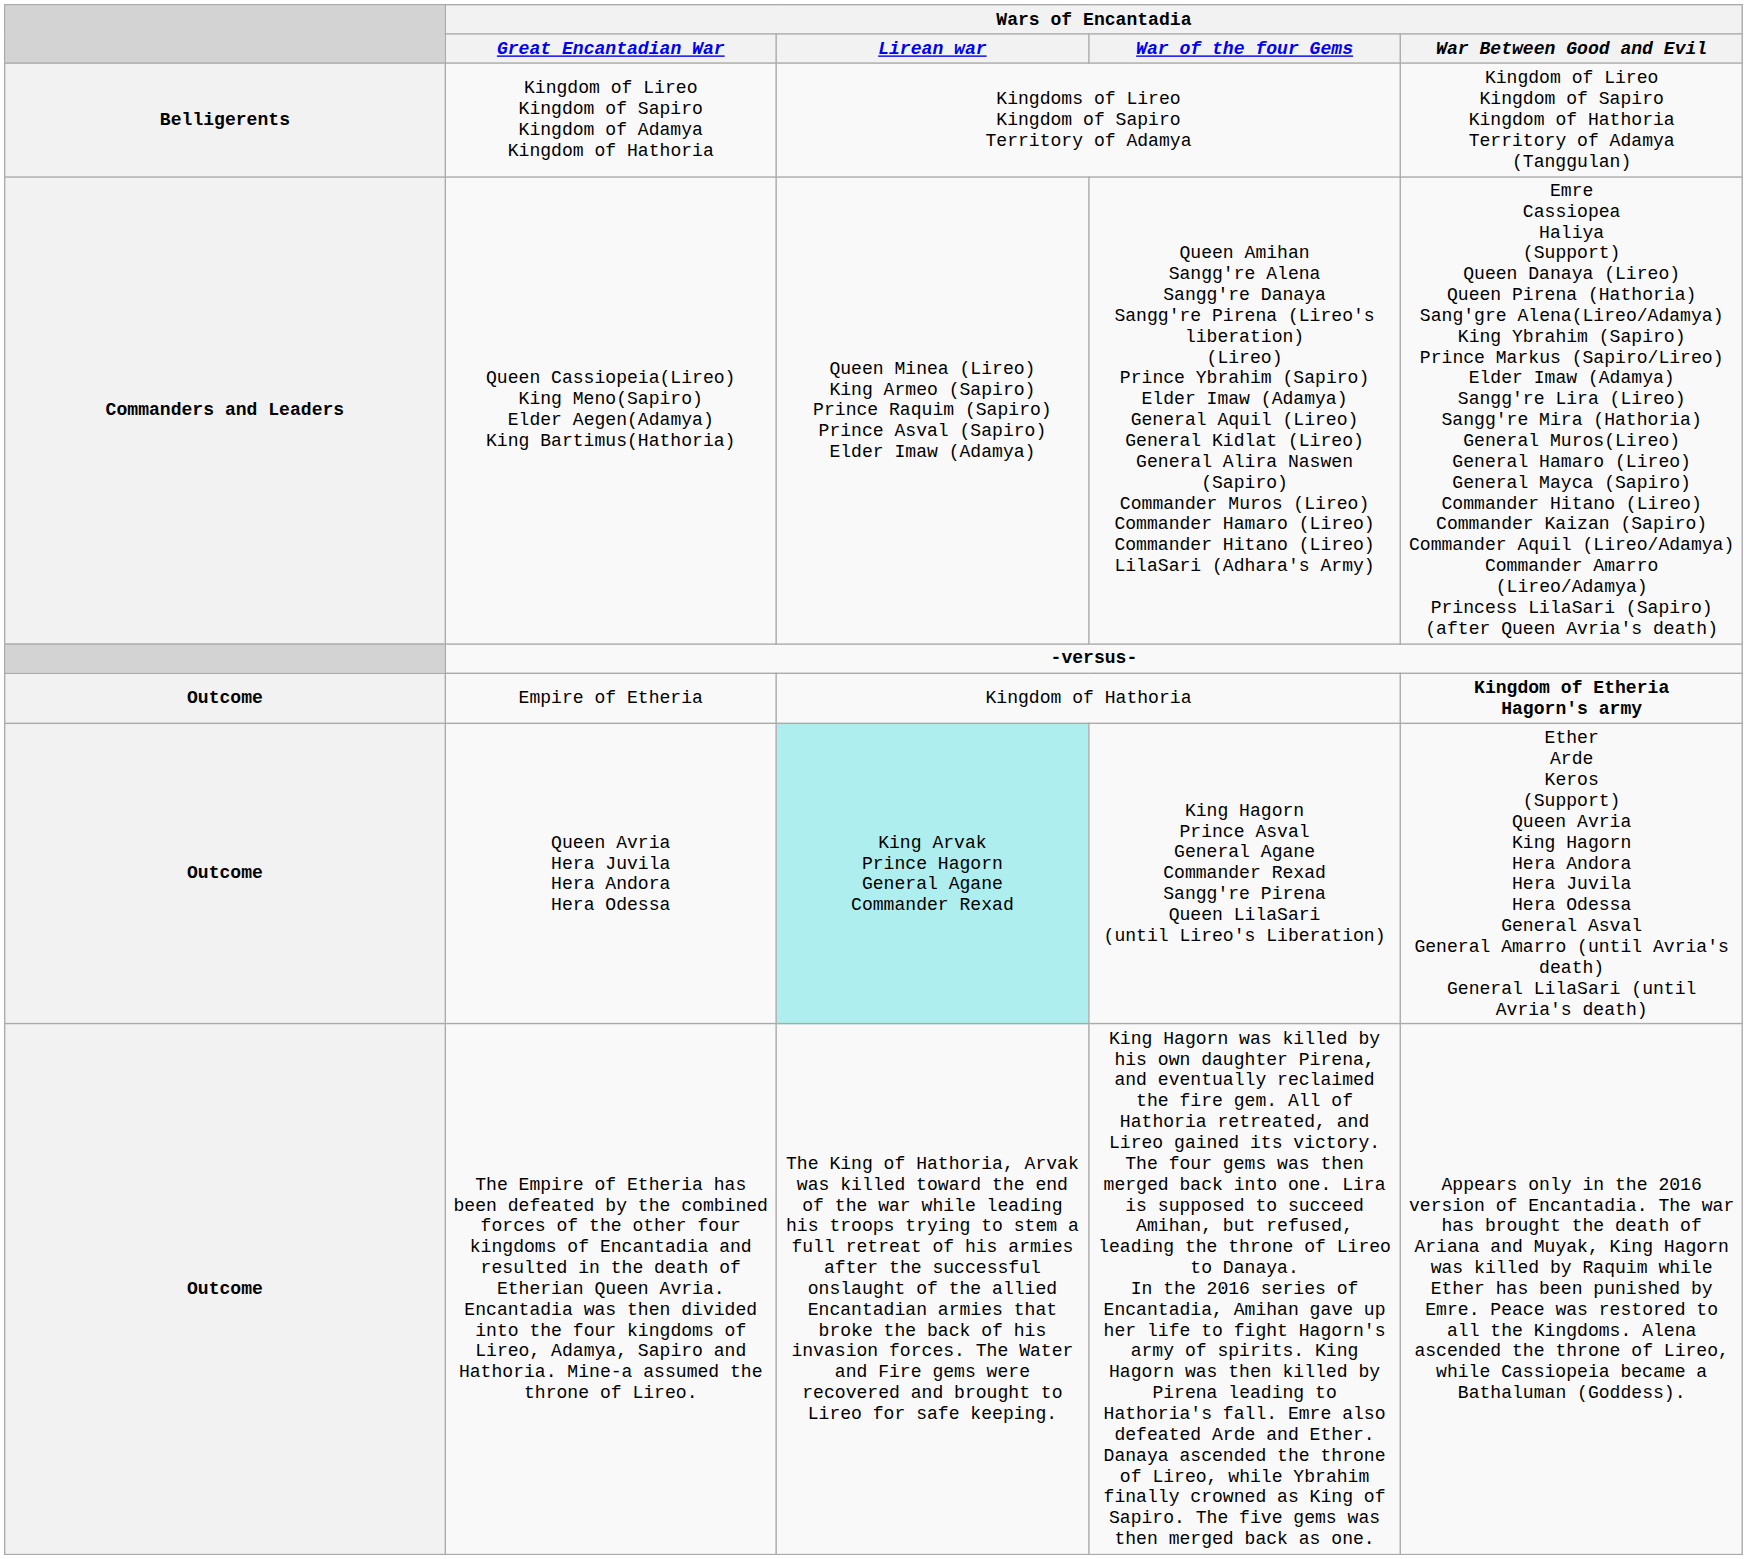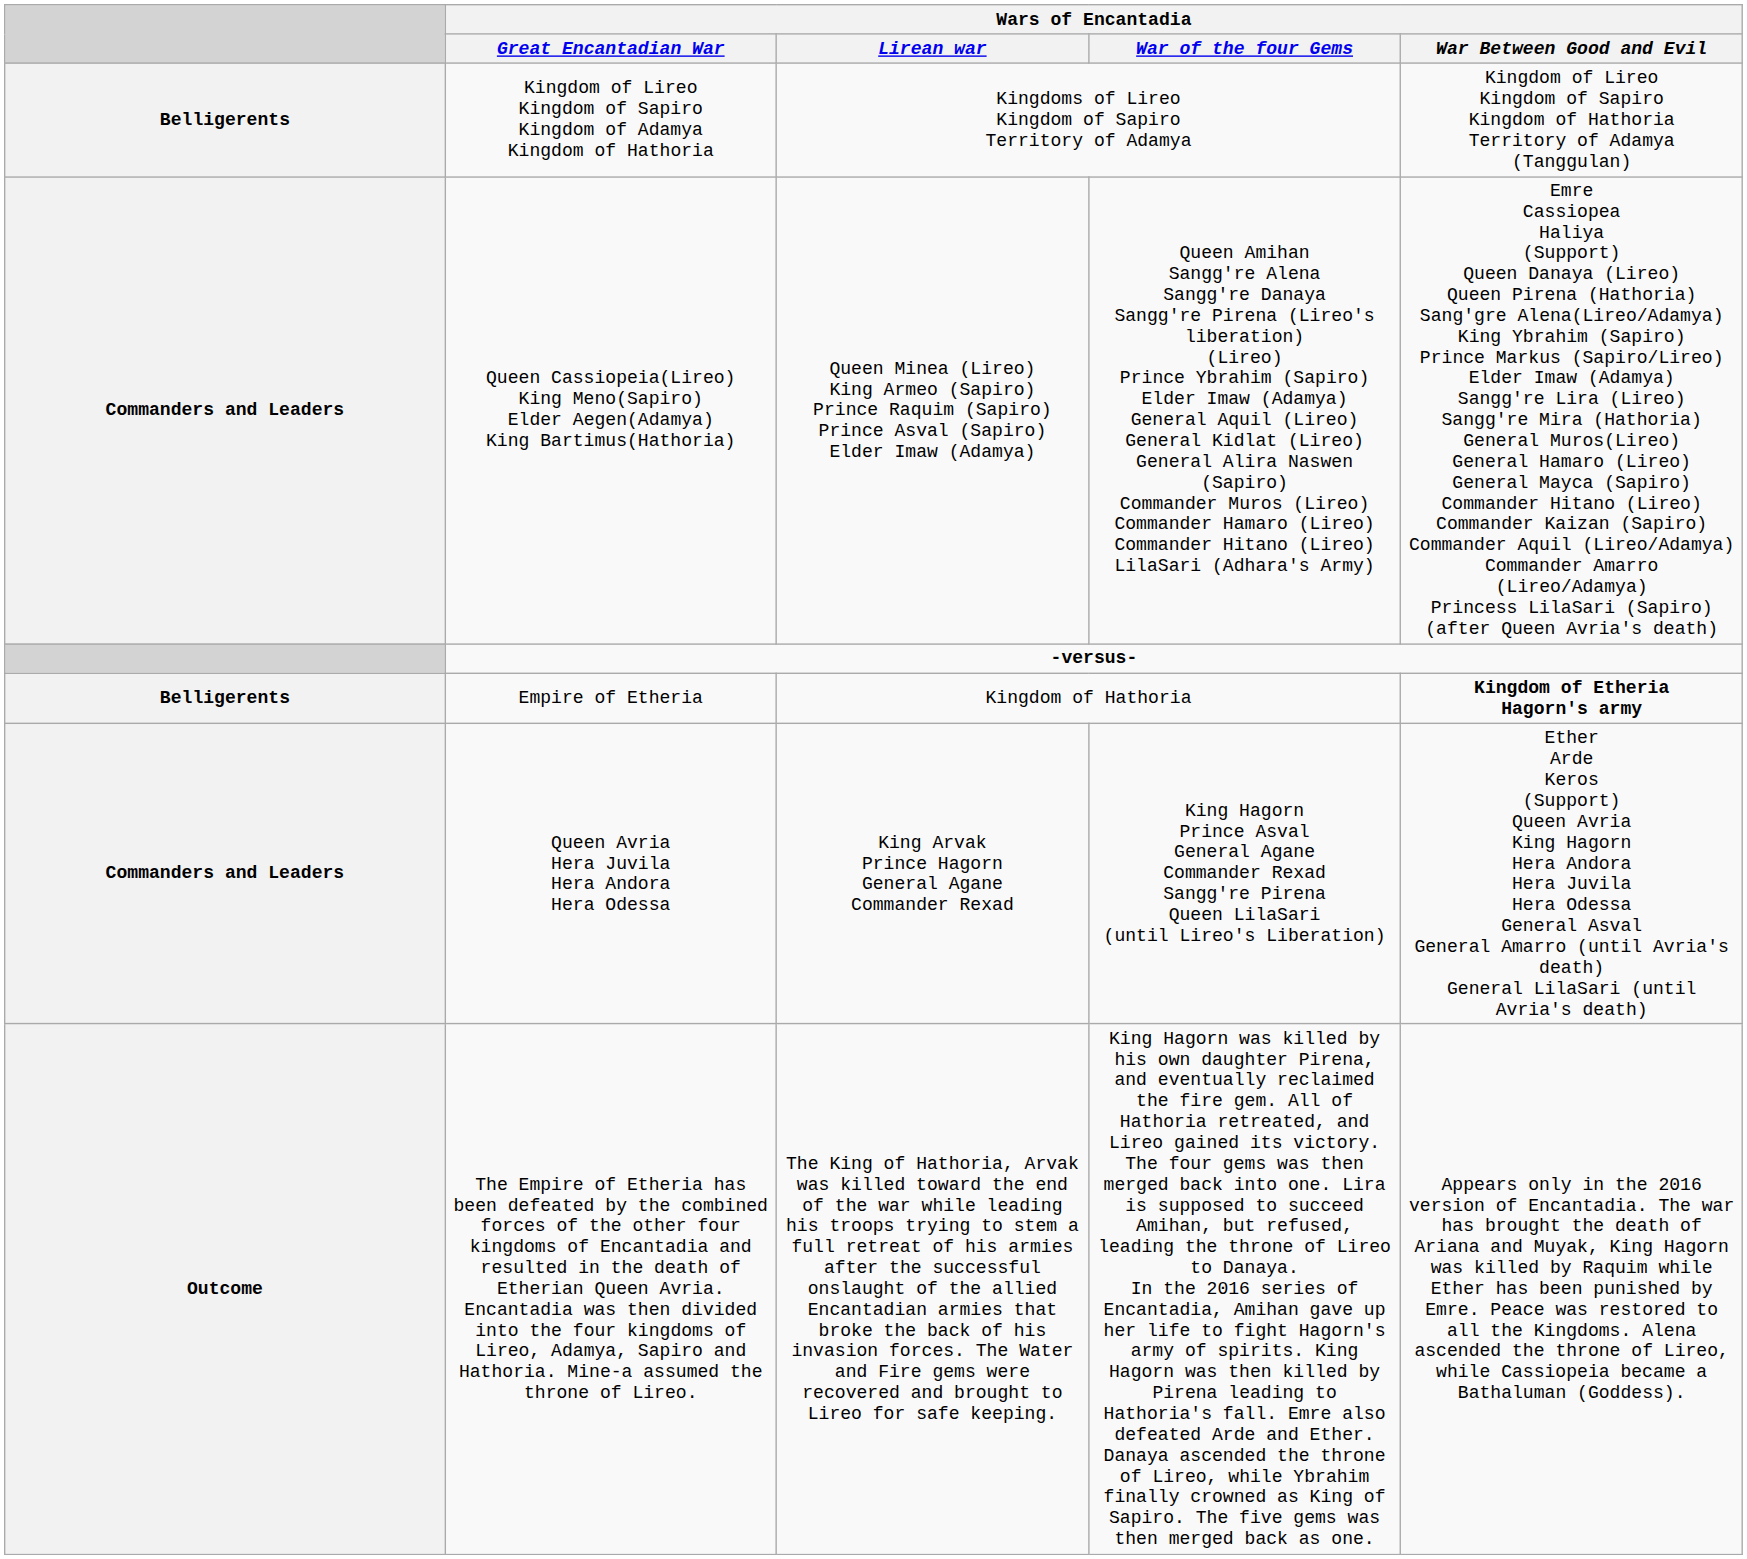(225, 698) Outcome -> (225, 698) Belligerents
(225, 874) Outcome -> (225, 874) Commanders and Leaders
(932, 874) paleturquoise background -> (932, 874) no background
